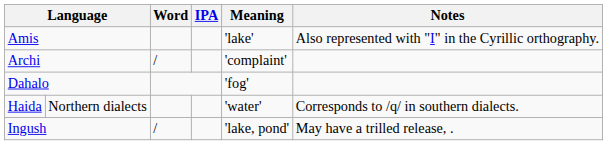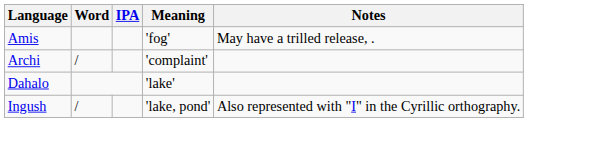(239, 38) 'lake' -> (158, 38) 'fog'
(447, 38) Also represented with "Ӏ" in the Cyrillic orthography. -> (296, 38) May have a trilled release, .
(237, 83) 'fog' -> (160, 83) 'lake'
- row: (25, 106)
(375, 128) May have a trilled release, . -> (369, 106) Also represented with "Ӏ" in the Cyrillic orthography.
